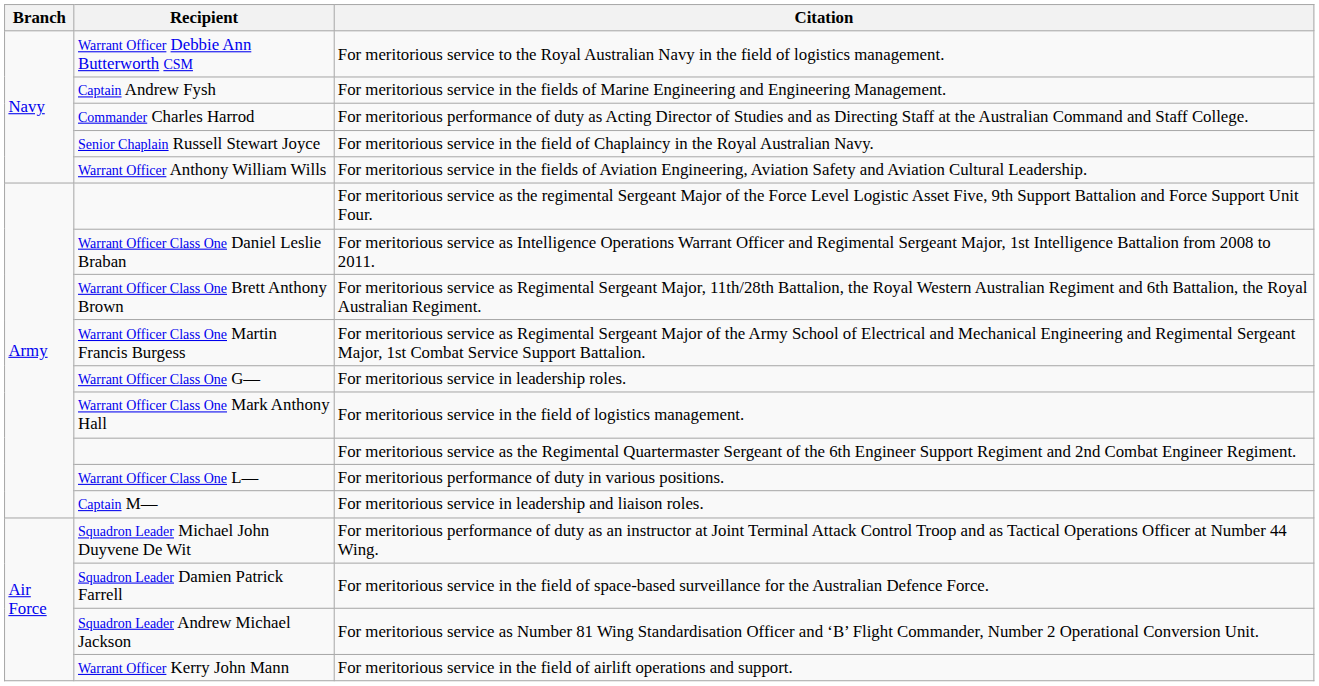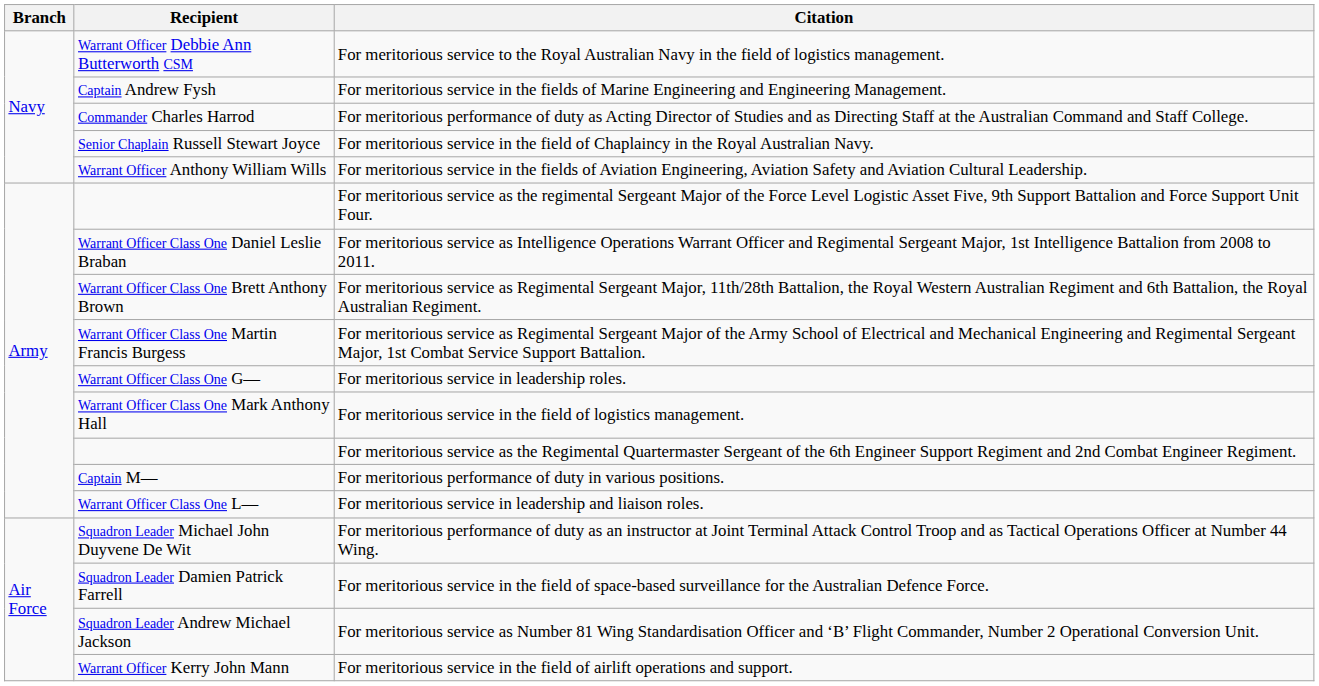(168, 477) Warrant Officer Class One L— -> (118, 477) Captain M—
(118, 504) Captain M— -> (168, 504) Warrant Officer Class One L—
